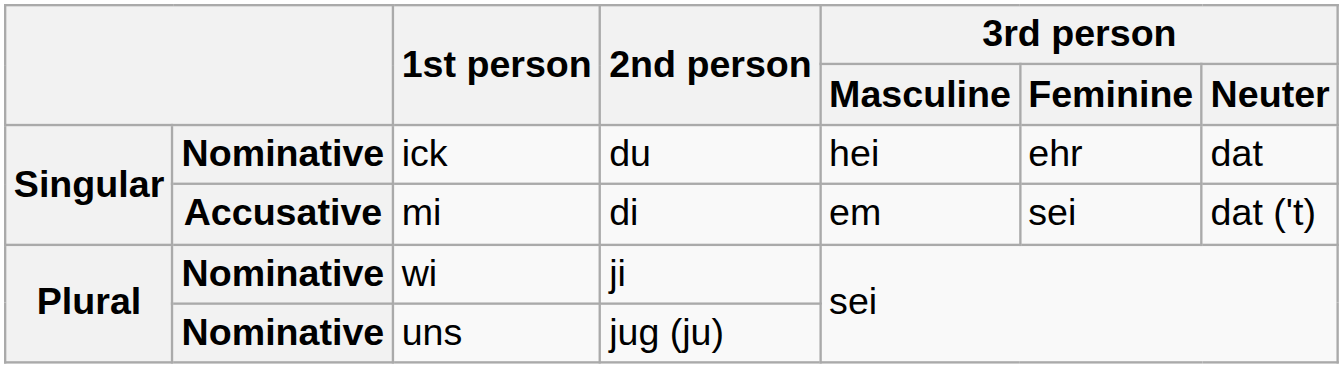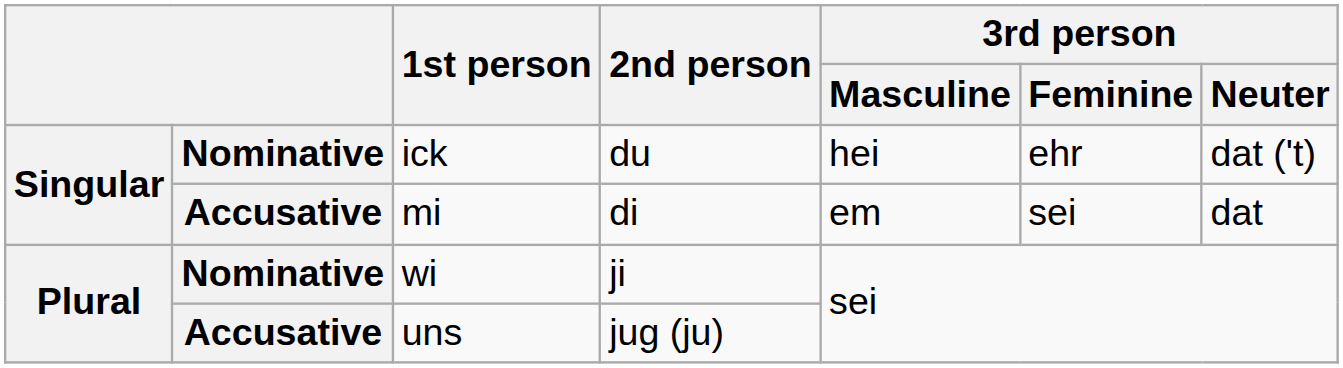(1237, 153) dat -> (1263, 153) dat ('t)
(1263, 213) dat ('t) -> (1237, 213) dat
(283, 332) Nominative -> (283, 332) Accusative
